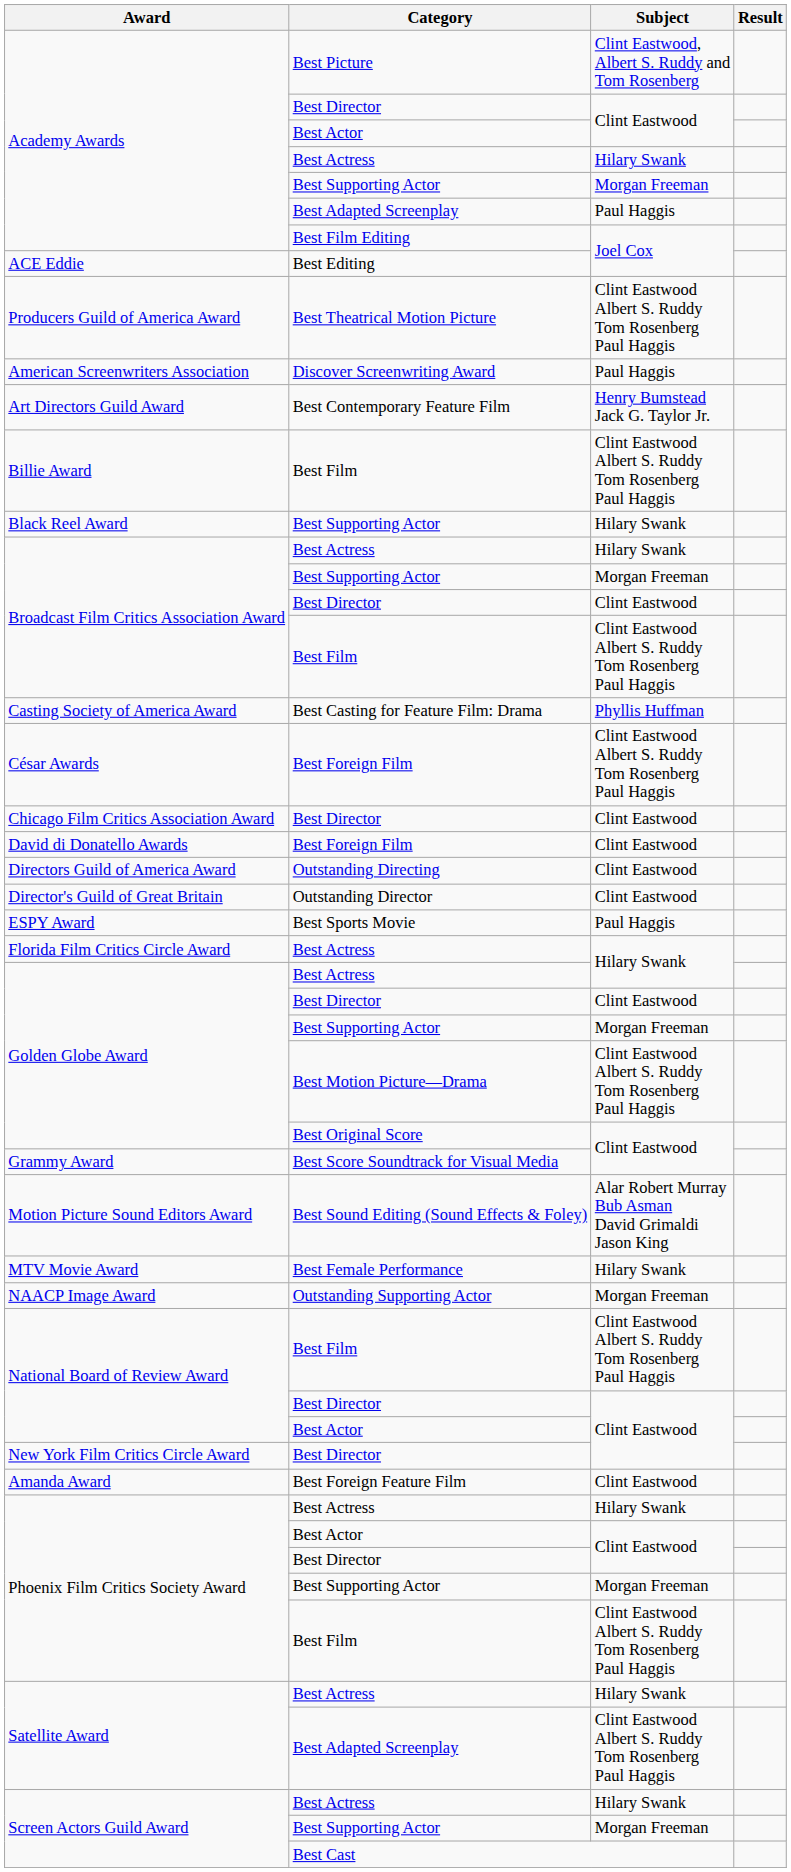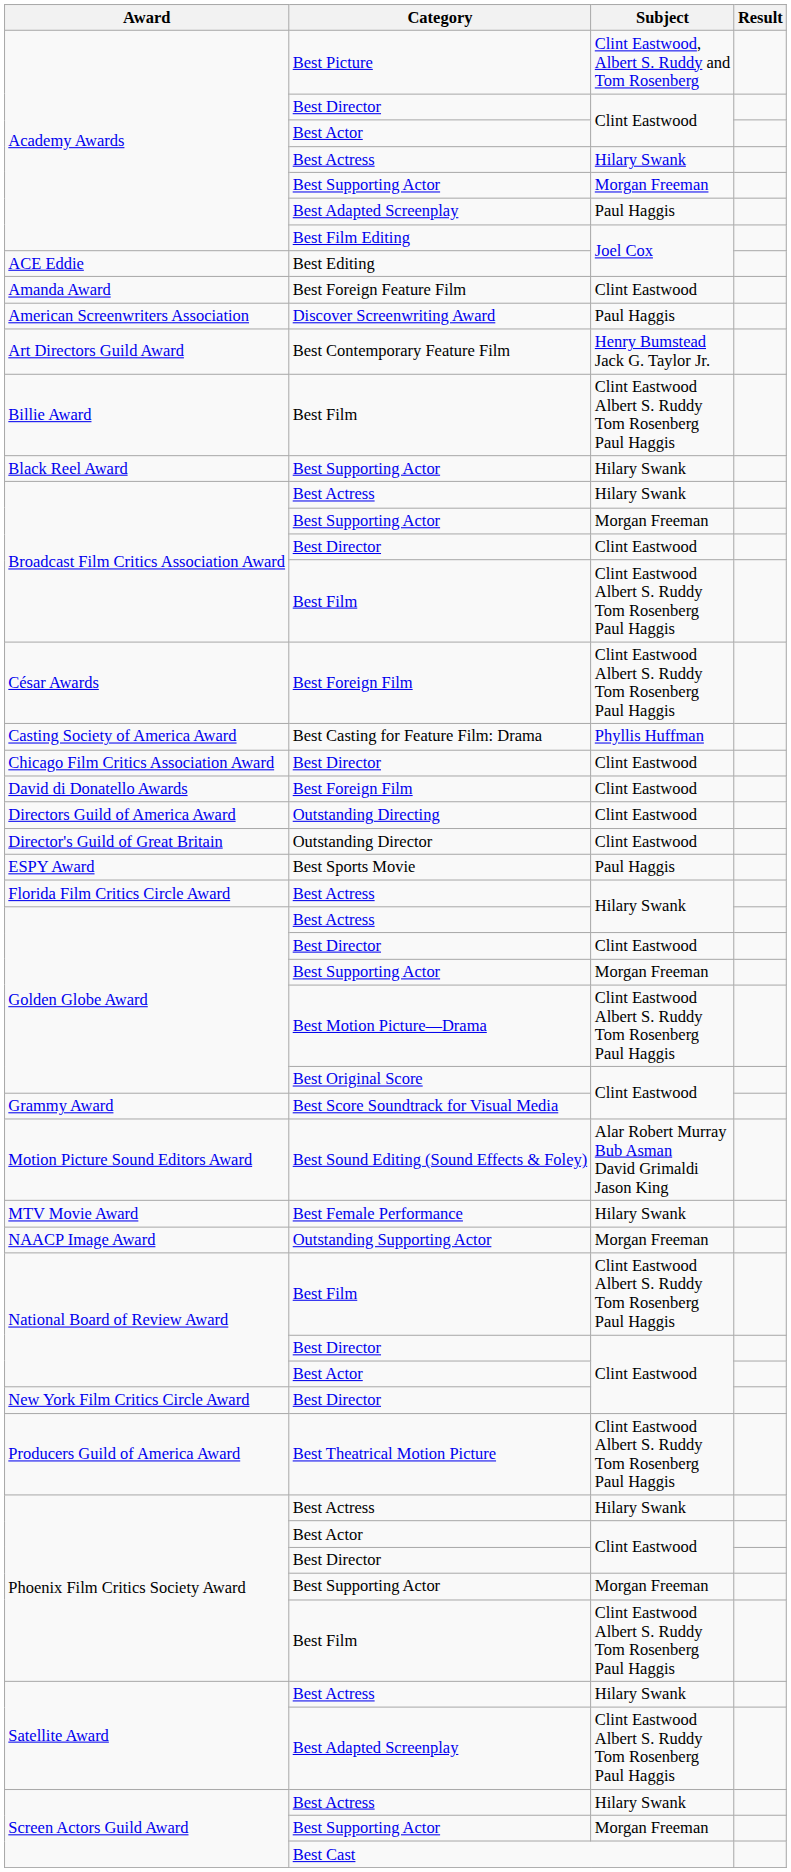rows swapped: (59, 1481) <-> (124, 317)
rows swapped: (122, 710) <-> (54, 764)
